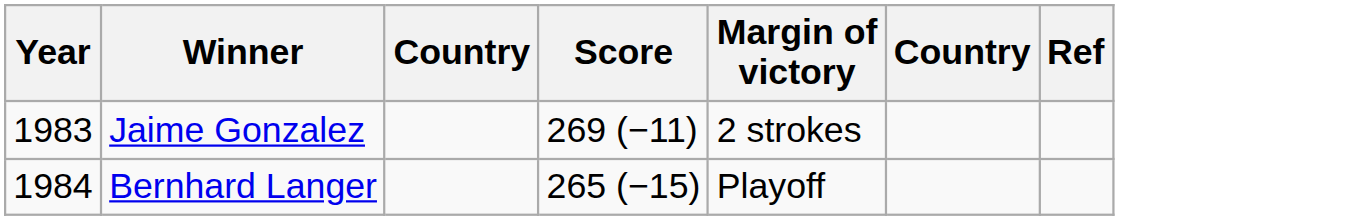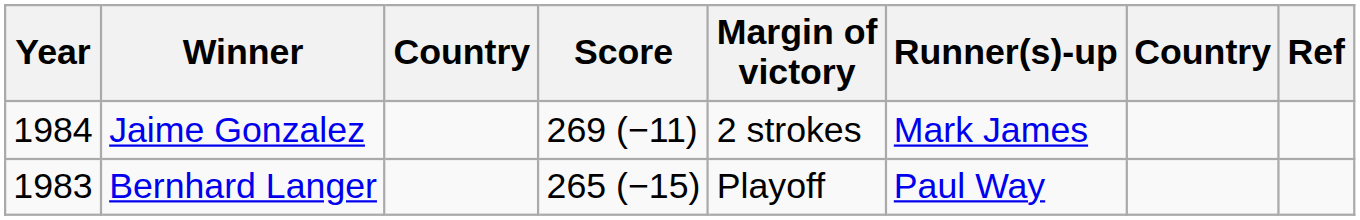+ column: (1006, 52)
(53, 129) 1983 -> (53, 129) 1984
(53, 186) 1984 -> (53, 186) 1983
